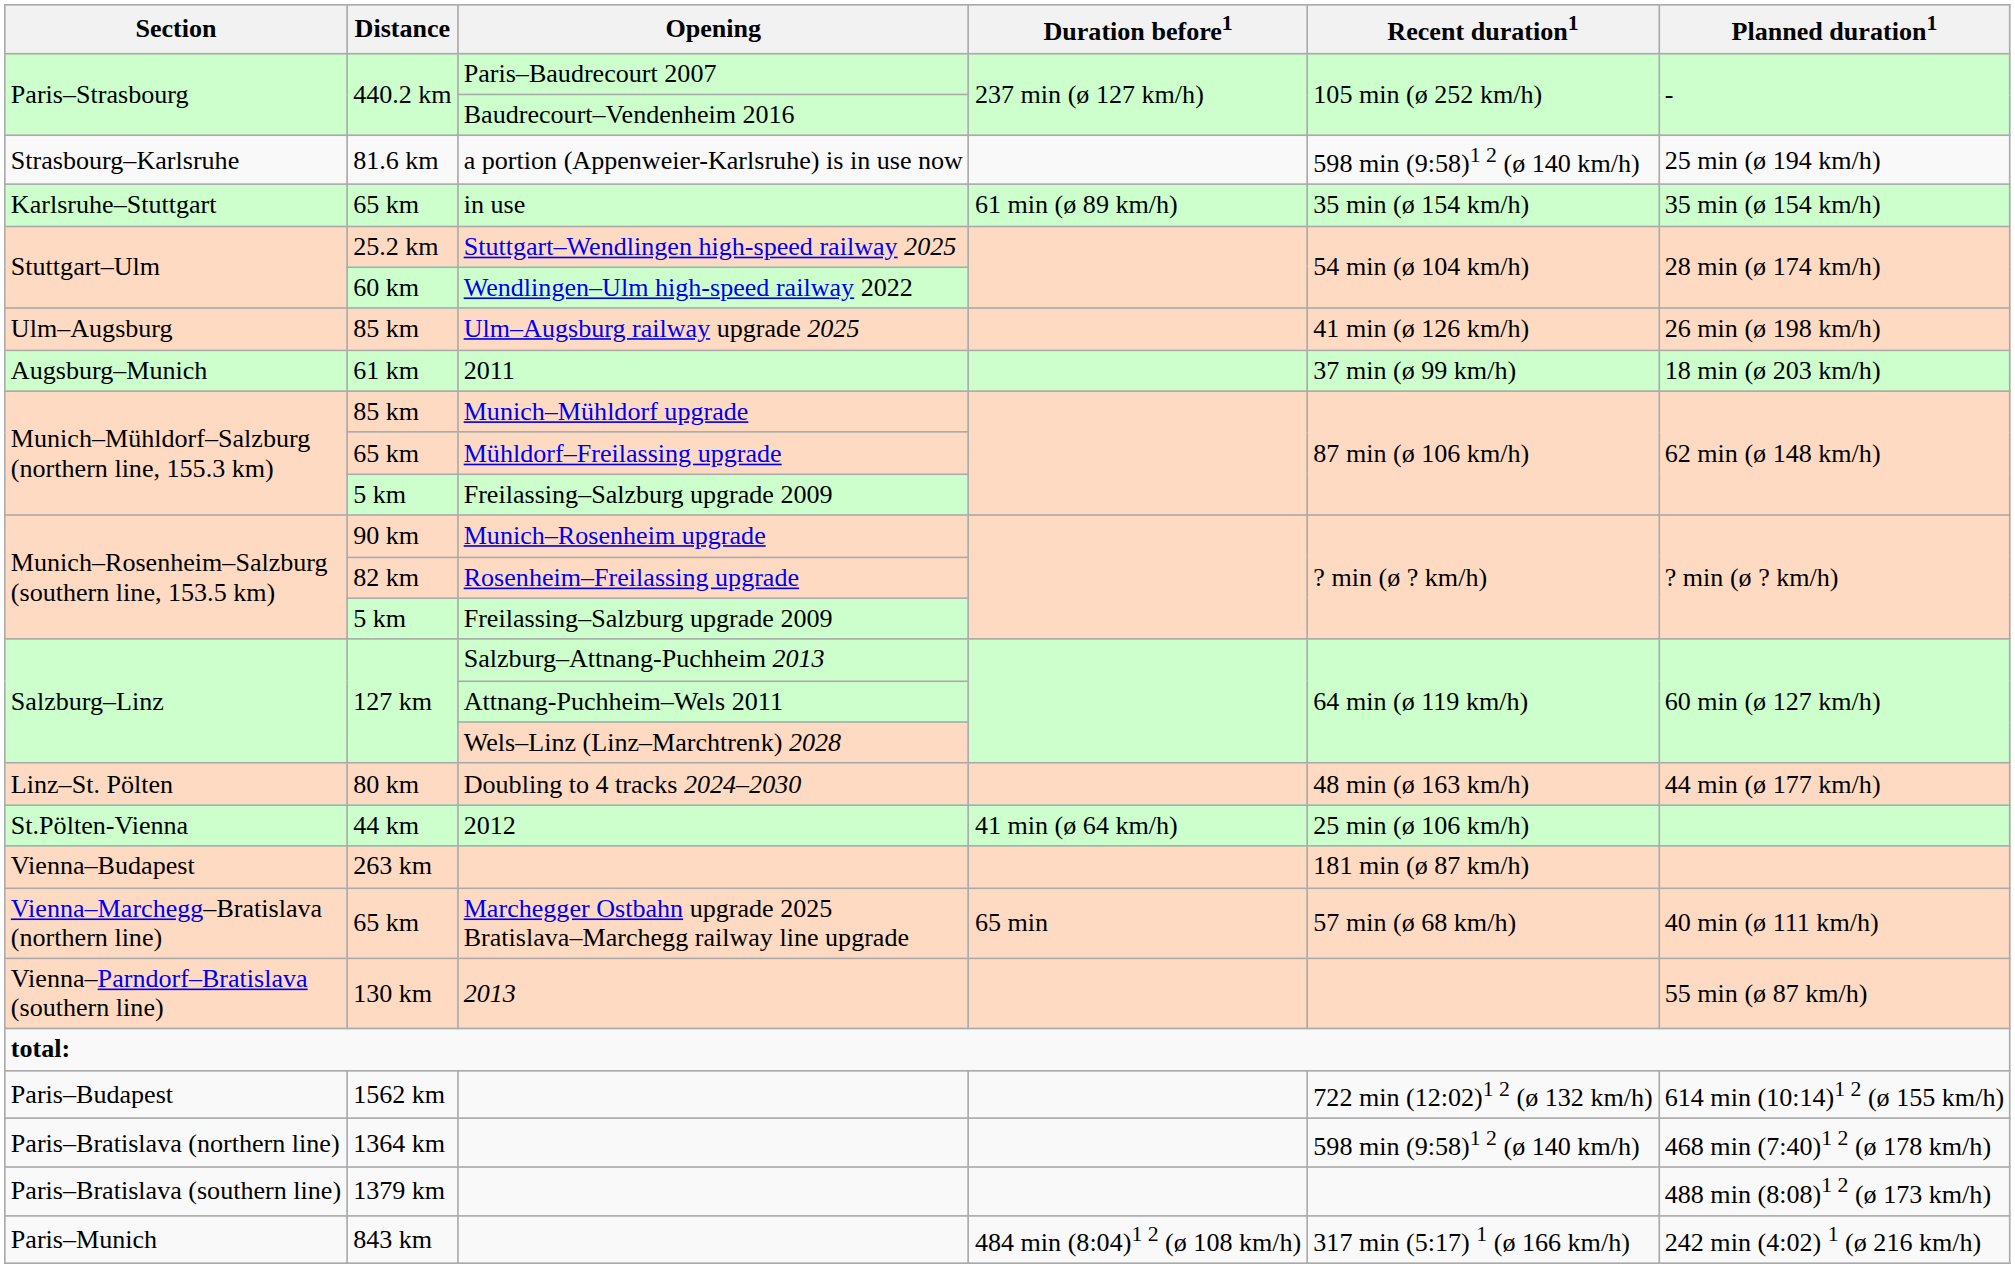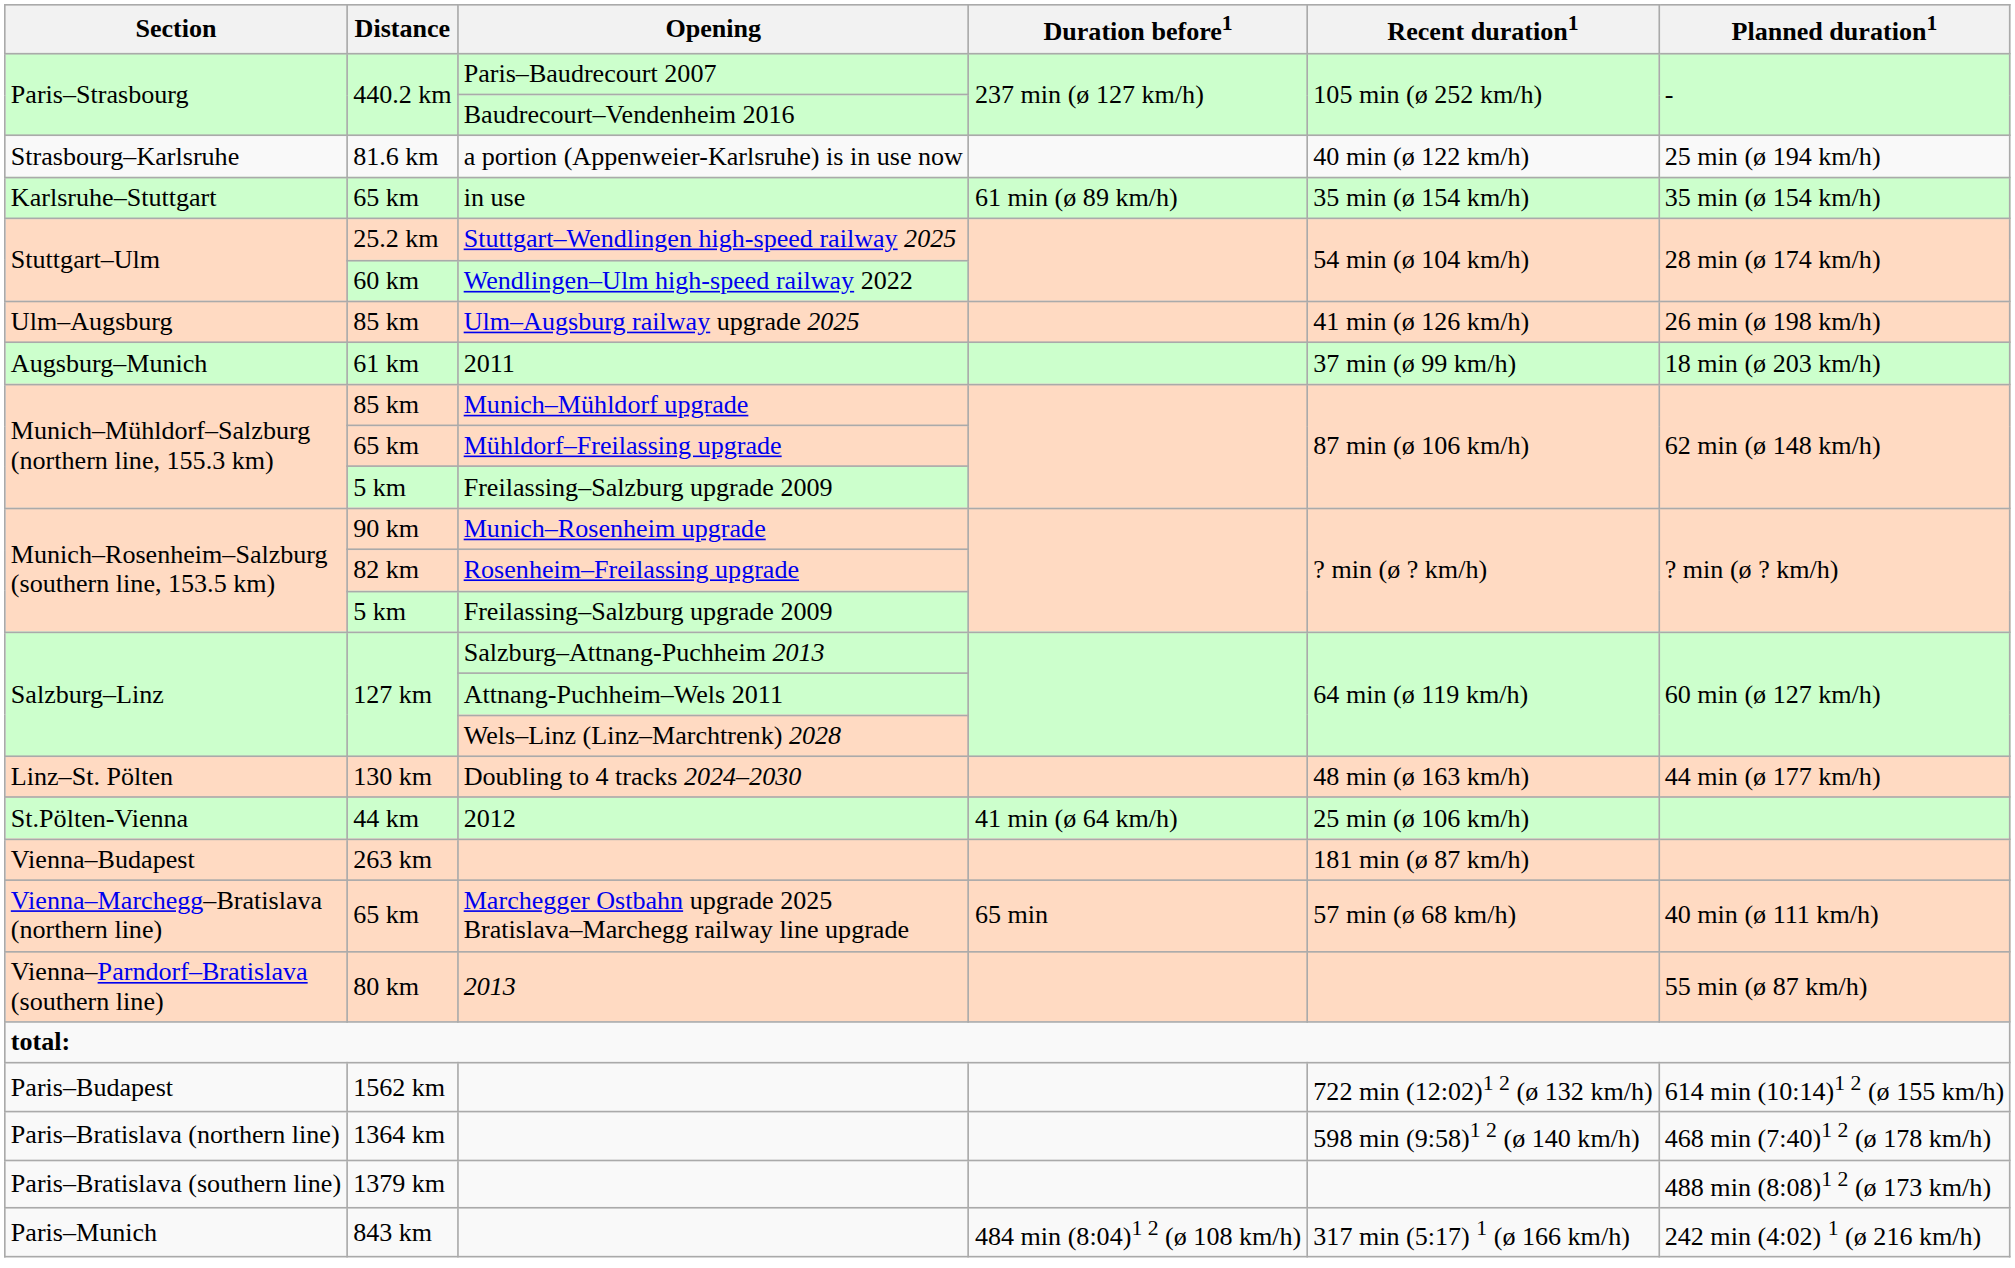(1476, 159) 598 min (9:58)1 2 (ø 140 km/h) -> (1421, 156) 40 min (ø 122 km/h)
(386, 783) 80 km -> (393, 776) 130 km
(393, 993) 130 km -> (386, 986) 80 km
